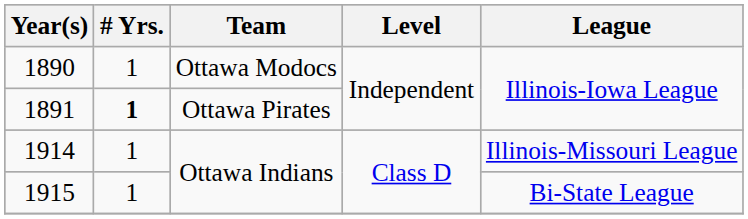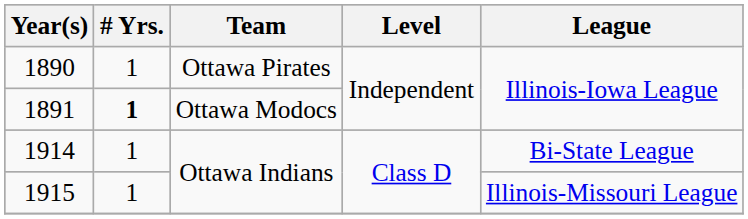(256, 67) Ottawa Modocs -> (256, 67) Ottawa Pirates
(256, 109) Ottawa Pirates -> (256, 109) Ottawa Modocs
(612, 151) Illinois-Missouri League -> (612, 151) Bi-State League
(612, 193) Bi-State League -> (612, 193) Illinois-Missouri League
